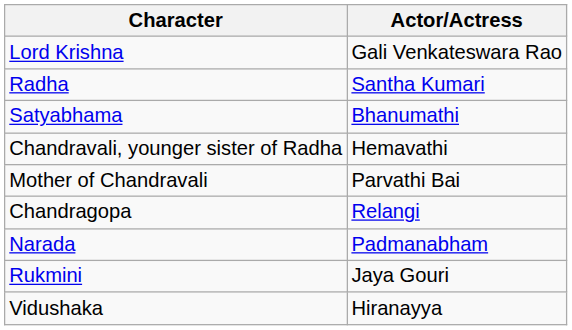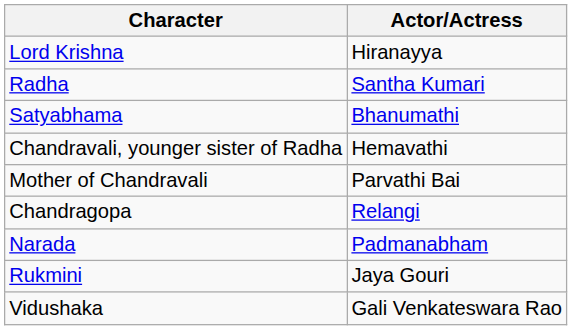(457, 52) Gali Venkateswara Rao -> (397, 52) Hiranayya
(397, 308) Hiranayya -> (457, 308) Gali Venkateswara Rao
